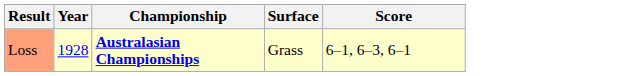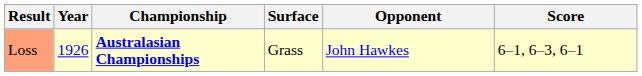+ column: (408, 16)
(73, 50) 1928 -> (73, 50) 1926
